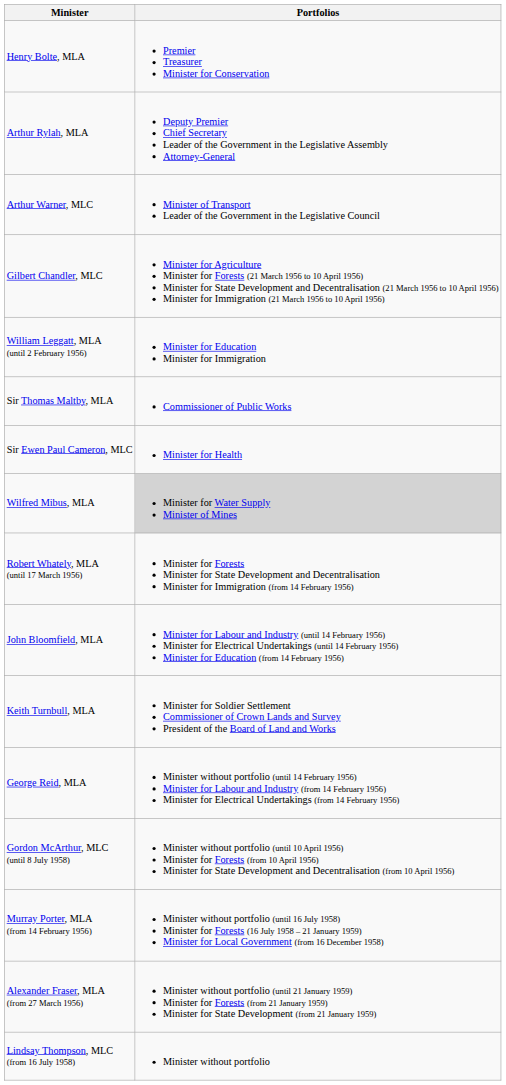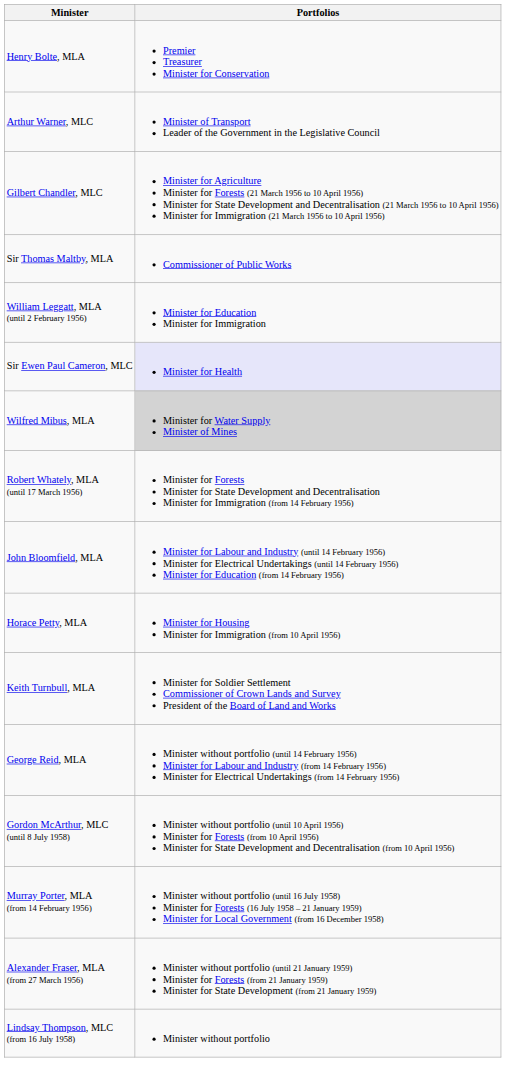- row: (48, 133)
rows swapped: (54, 347) <-> (60, 401)
(318, 455) no background -> (318, 372) lavender background
+ row: (47, 623)
